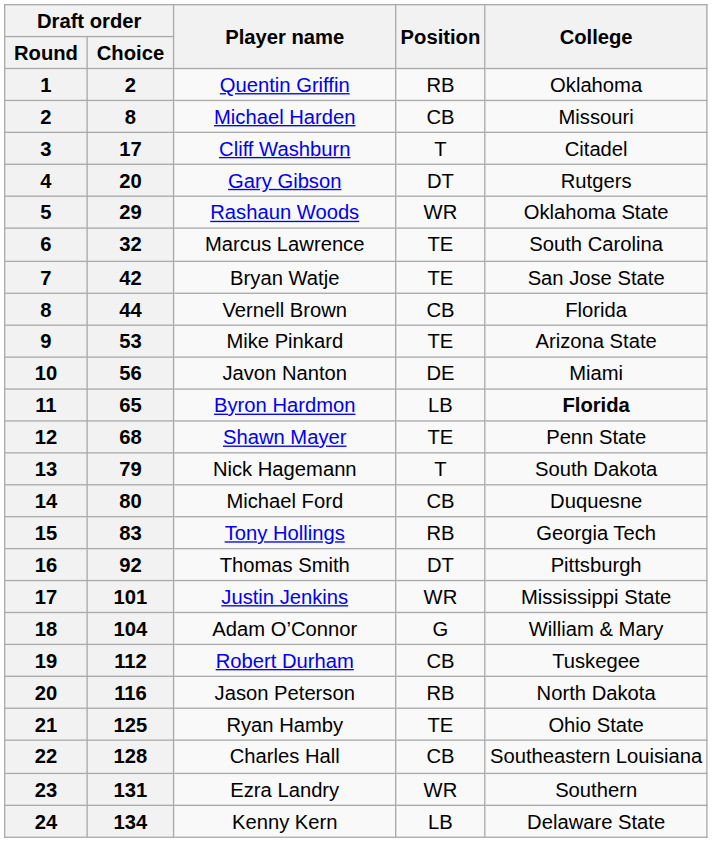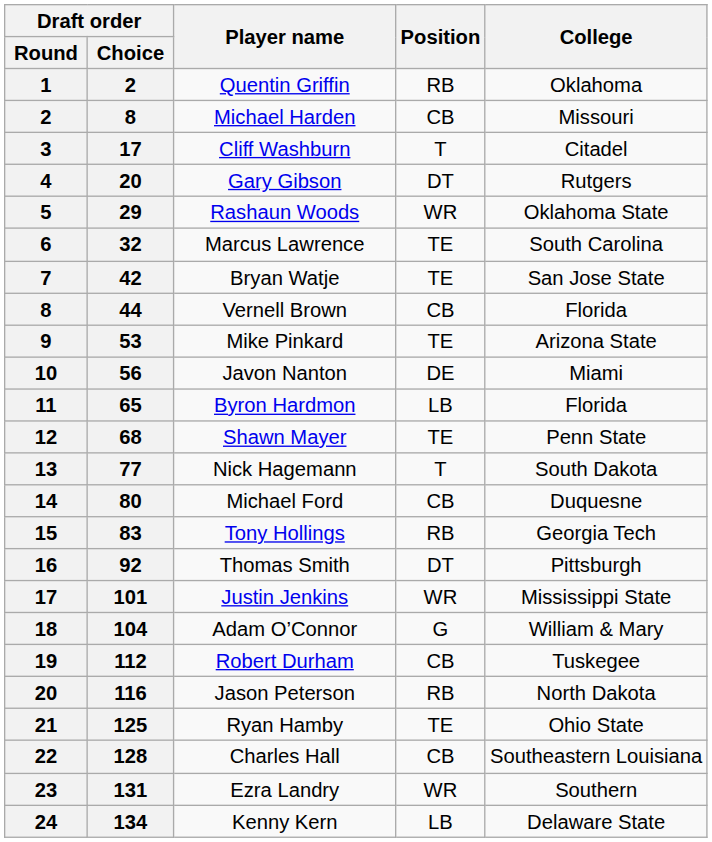(596, 405) bold -> (596, 405) normal
(130, 469) 79 -> (130, 469) 77
